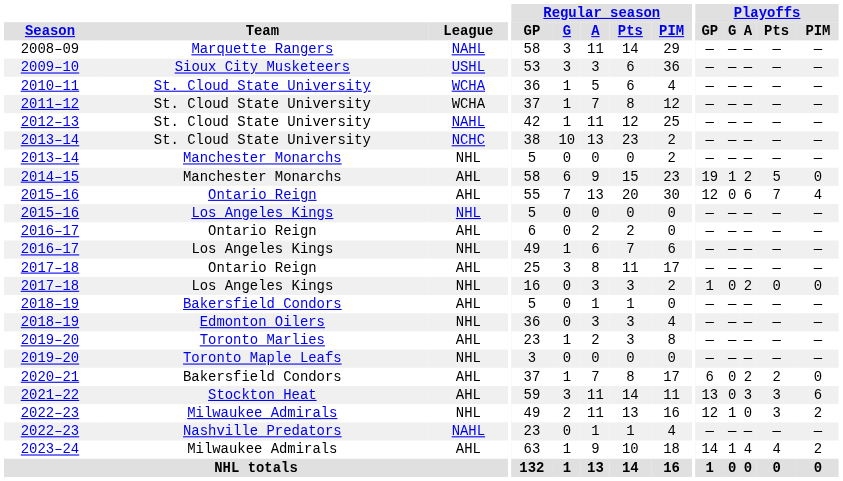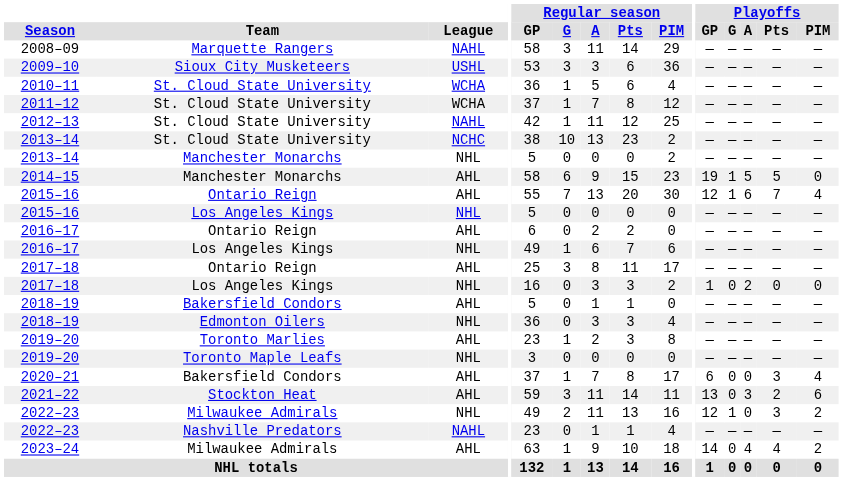(748, 177) 2 -> (748, 177) 5
(732, 195) 0 -> (732, 195) 1
(748, 377) 2 -> (748, 377) 0
(777, 377) 2 -> (777, 377) 3
(818, 377) 0 -> (818, 377) 4
(777, 395) 3 -> (777, 395) 2
(732, 450) 1 -> (732, 450) 0
